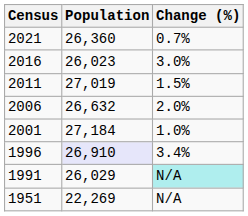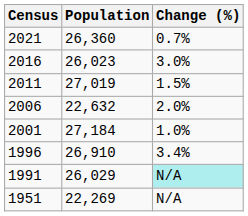(90, 108) 26,632 -> (90, 108) 22,632
(90, 153) lavender background -> (90, 153) no background
